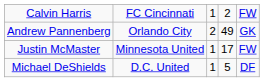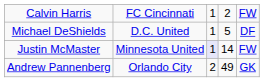rows swapped: (59, 67) <-> (59, 31)
(213, 49) no background -> (213, 49) lavender background
(227, 49) 17 -> (227, 49) 14
